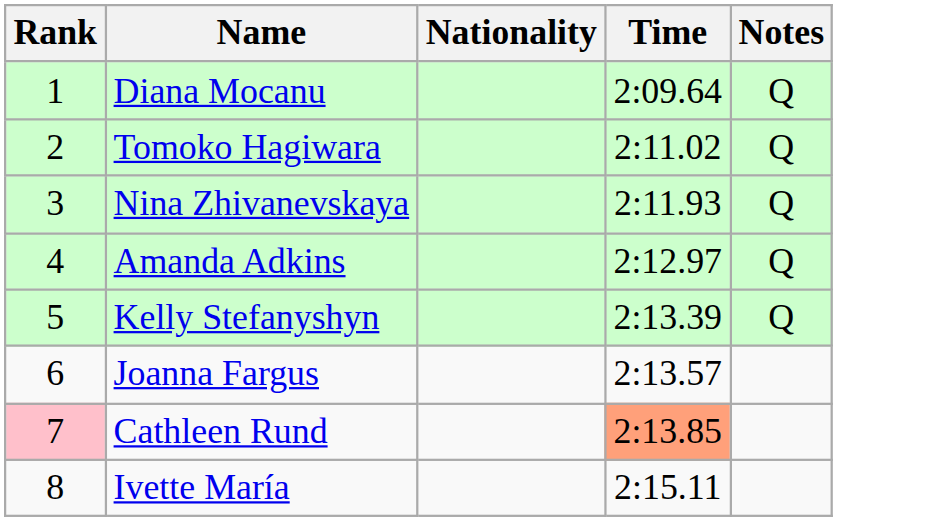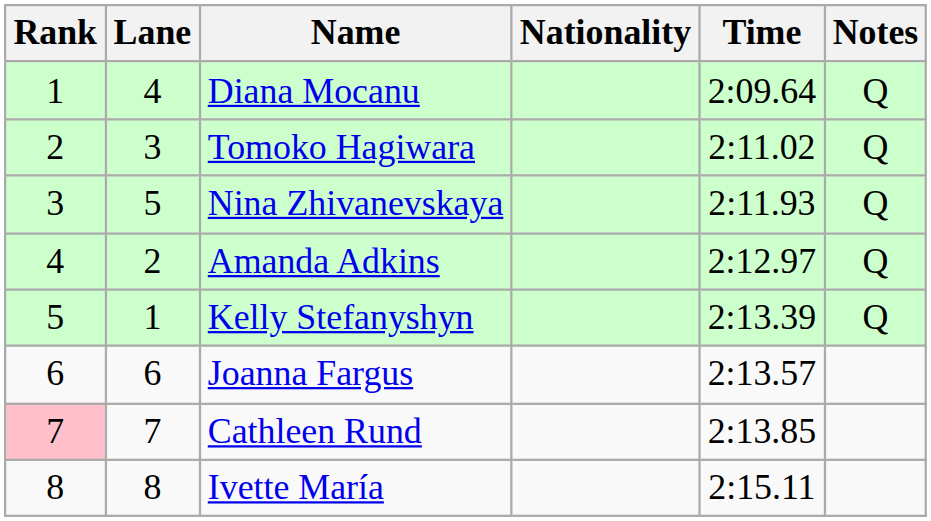+ column: (152, 32)
(668, 430) lightsalmon background -> (762, 430) no background
